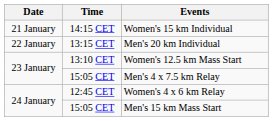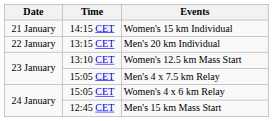(92, 92) 12:45 CET -> (92, 92) 15:05 CET
(92, 108) 15:05 CET -> (92, 108) 12:45 CET
